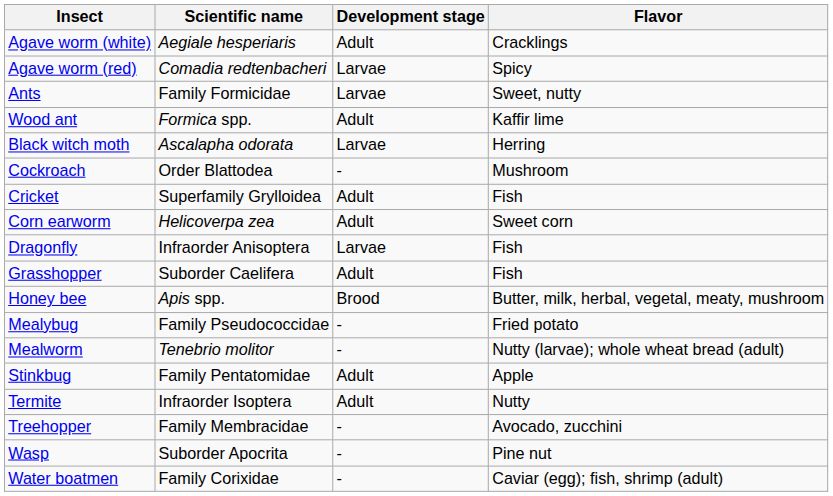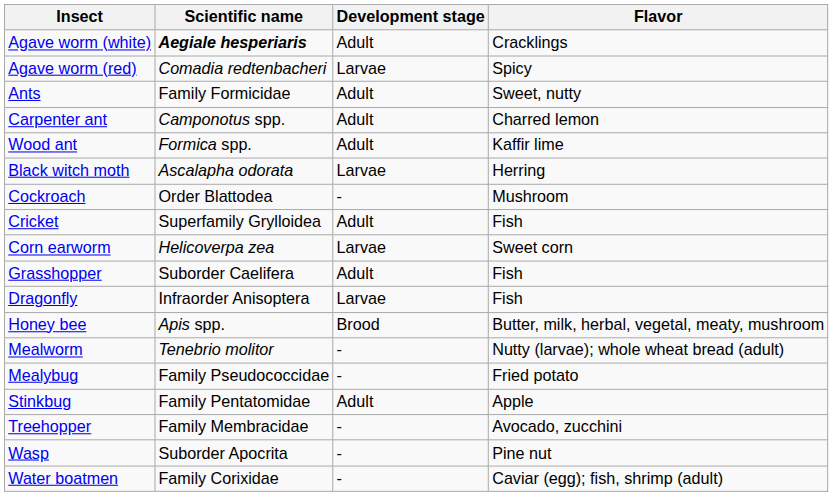(227, 42) normal -> (233, 42) bold
(361, 94) Larvae -> (355, 94) Adult
+ row: (58, 119)
(355, 222) Adult -> (361, 247) Larvae
rows swapped: (43, 247) <-> (55, 273)
rows swapped: (45, 350) <-> (43, 324)
- row: (35, 401)
